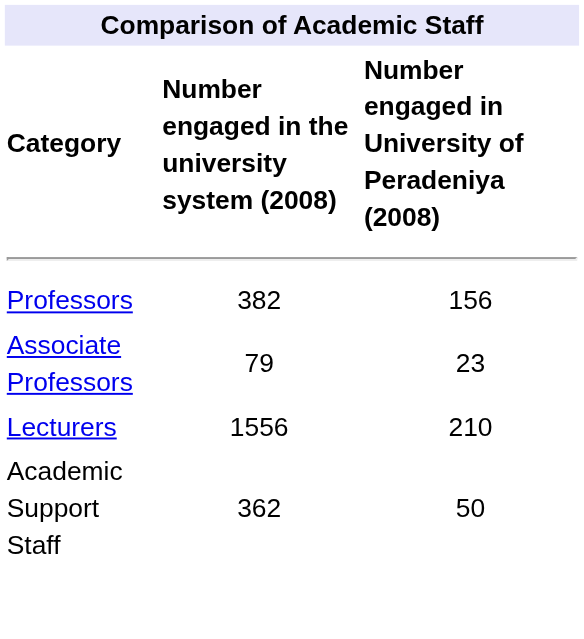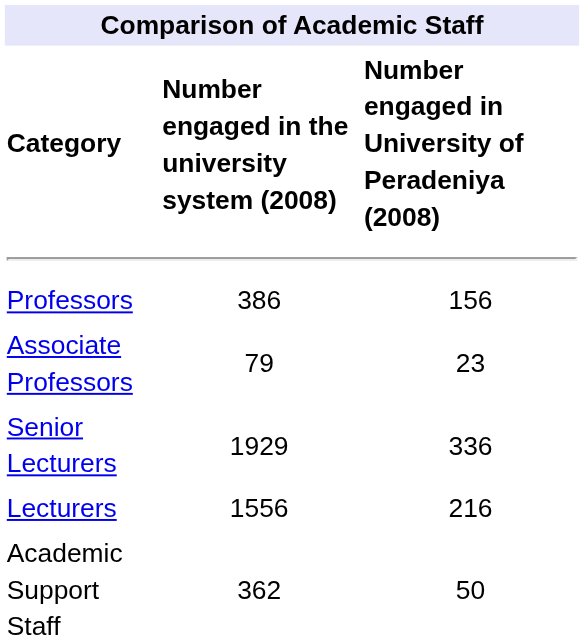(259, 300) 382 -> (259, 300) 386
+ row: (62, 445)
(471, 427) 210 -> (471, 509) 216
